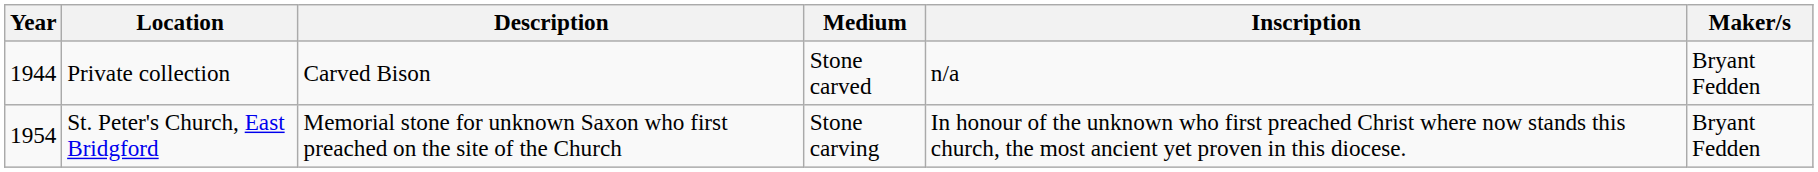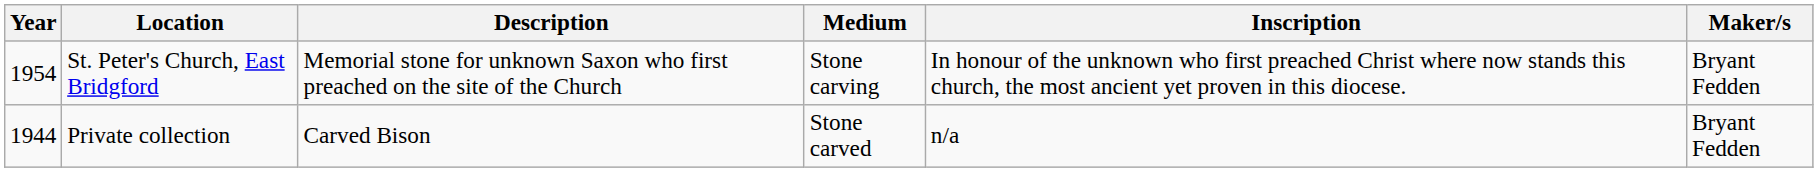rows swapped: (149, 72) <-> (176, 135)
